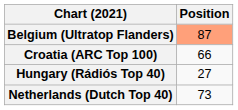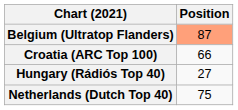(205, 94) 73 -> (205, 94) 75
